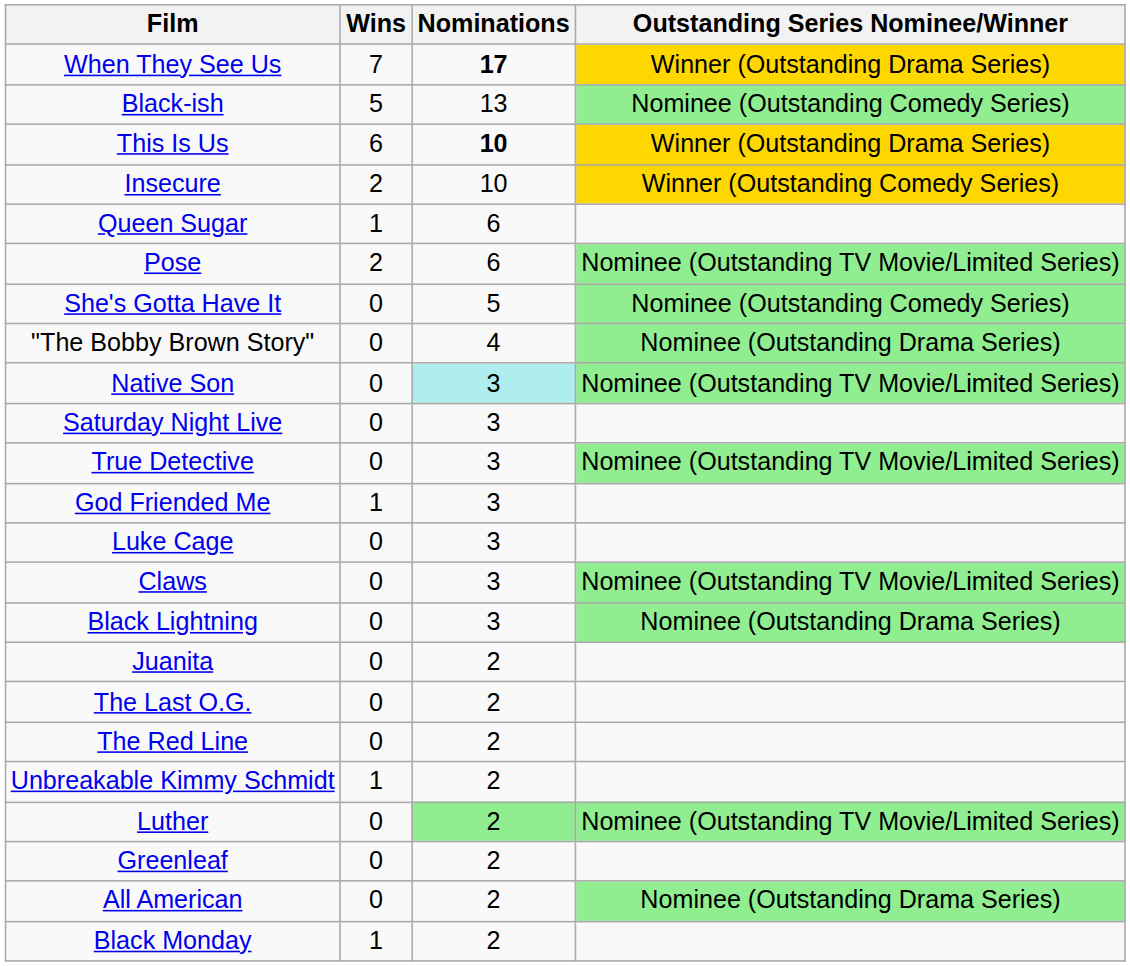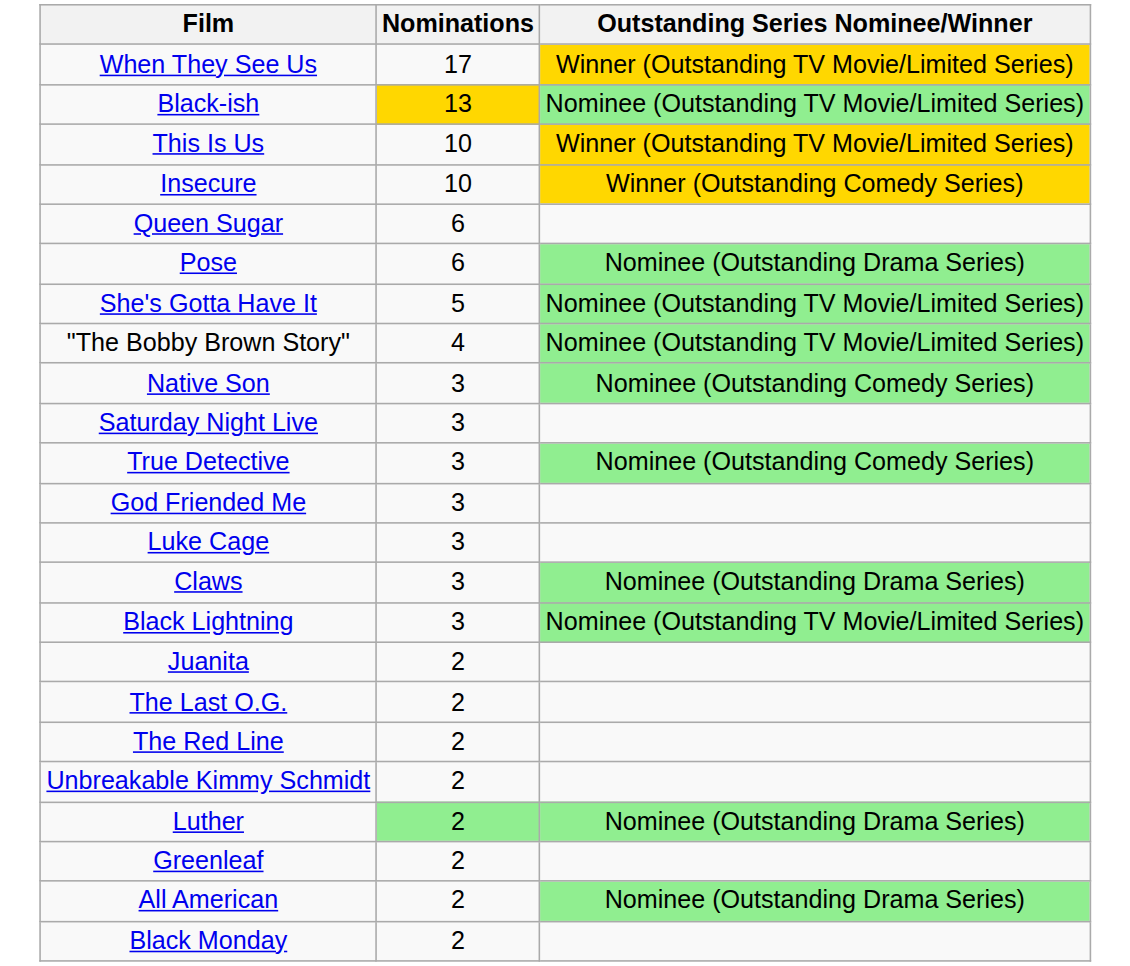- column: (376, 24)
(494, 64) bold -> (458, 64) normal
(850, 64) Winner (Outstanding Drama Series) -> (815, 64) Winner (Outstanding TV Movie/Limited Series)
(494, 104) no background -> (458, 104) gold background
(850, 104) Nominee (Outstanding Comedy Series) -> (815, 104) Nominee (Outstanding TV Movie/Limited Series)
(494, 143) bold -> (458, 143) normal
(850, 143) Winner (Outstanding Drama Series) -> (815, 143) Winner (Outstanding TV Movie/Limited Series)
(850, 263) Nominee (Outstanding TV Movie/Limited Series) -> (815, 263) Nominee (Outstanding Drama Series)
(850, 303) Nominee (Outstanding Comedy Series) -> (815, 303) Nominee (Outstanding TV Movie/Limited Series)
(850, 343) Nominee (Outstanding Drama Series) -> (815, 343) Nominee (Outstanding TV Movie/Limited Series)
(494, 382) paleturquoise background -> (458, 382) no background
(850, 382) Nominee (Outstanding TV Movie/Limited Series) -> (815, 382) Nominee (Outstanding Comedy Series)
(850, 462) Nominee (Outstanding TV Movie/Limited Series) -> (815, 462) Nominee (Outstanding Comedy Series)
(850, 582) Nominee (Outstanding TV Movie/Limited Series) -> (815, 582) Nominee (Outstanding Drama Series)
(850, 622) Nominee (Outstanding Drama Series) -> (815, 622) Nominee (Outstanding TV Movie/Limited Series)
(850, 821) Nominee (Outstanding TV Movie/Limited Series) -> (815, 821) Nominee (Outstanding Drama Series)
